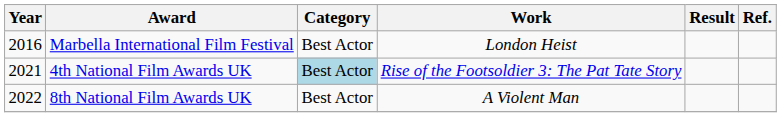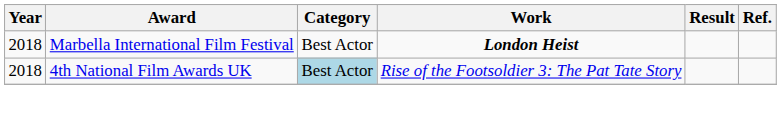(25, 44) 2016 -> (25, 44) 2018
(531, 44) normal -> (531, 44) bold
(25, 71) 2021 -> (25, 71) 2018
- row: (151, 97)
